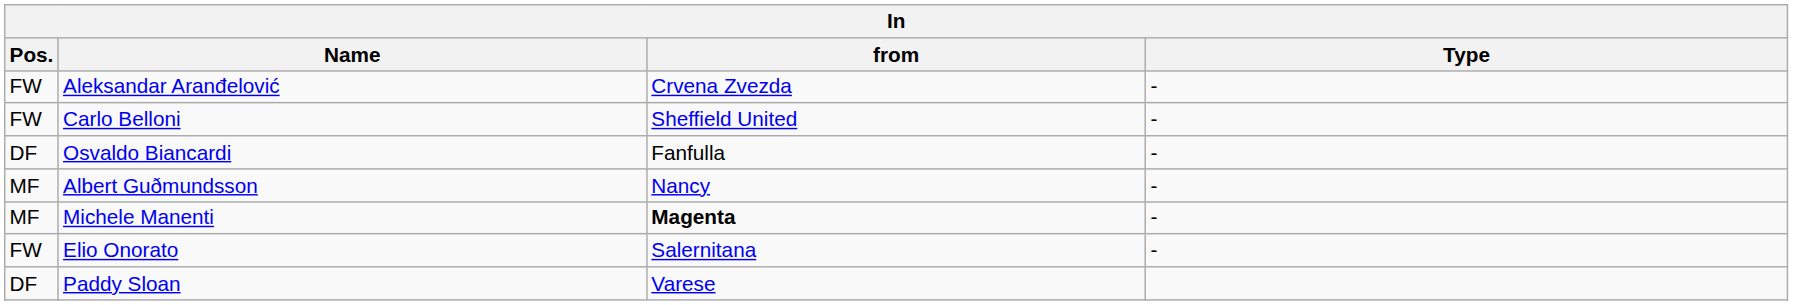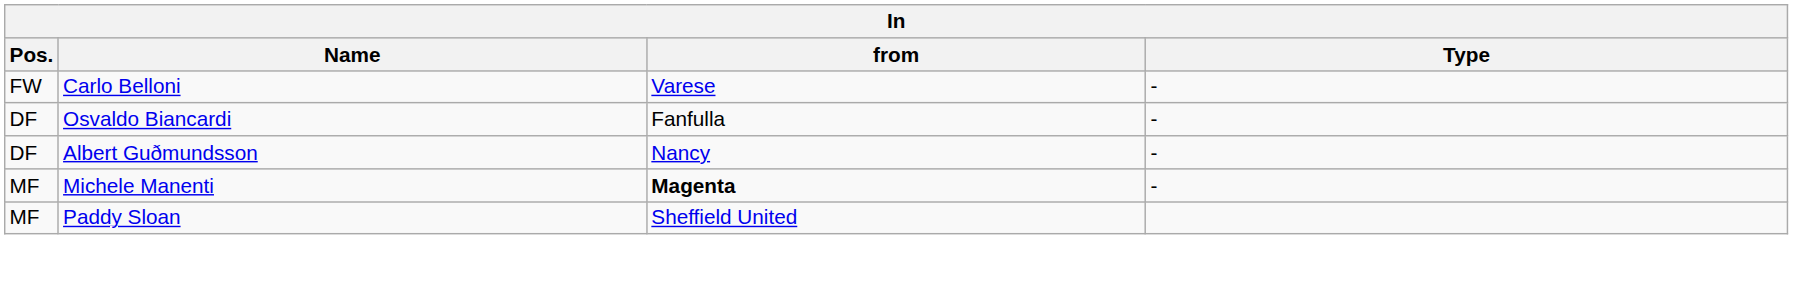- row: (171, 87)
(724, 120) Sheffield United -> (683, 87) Varese
(25, 185) MF -> (23, 153) DF
- row: (121, 251)
(23, 284) DF -> (25, 218) MF
(683, 284) Varese -> (724, 218) Sheffield United
